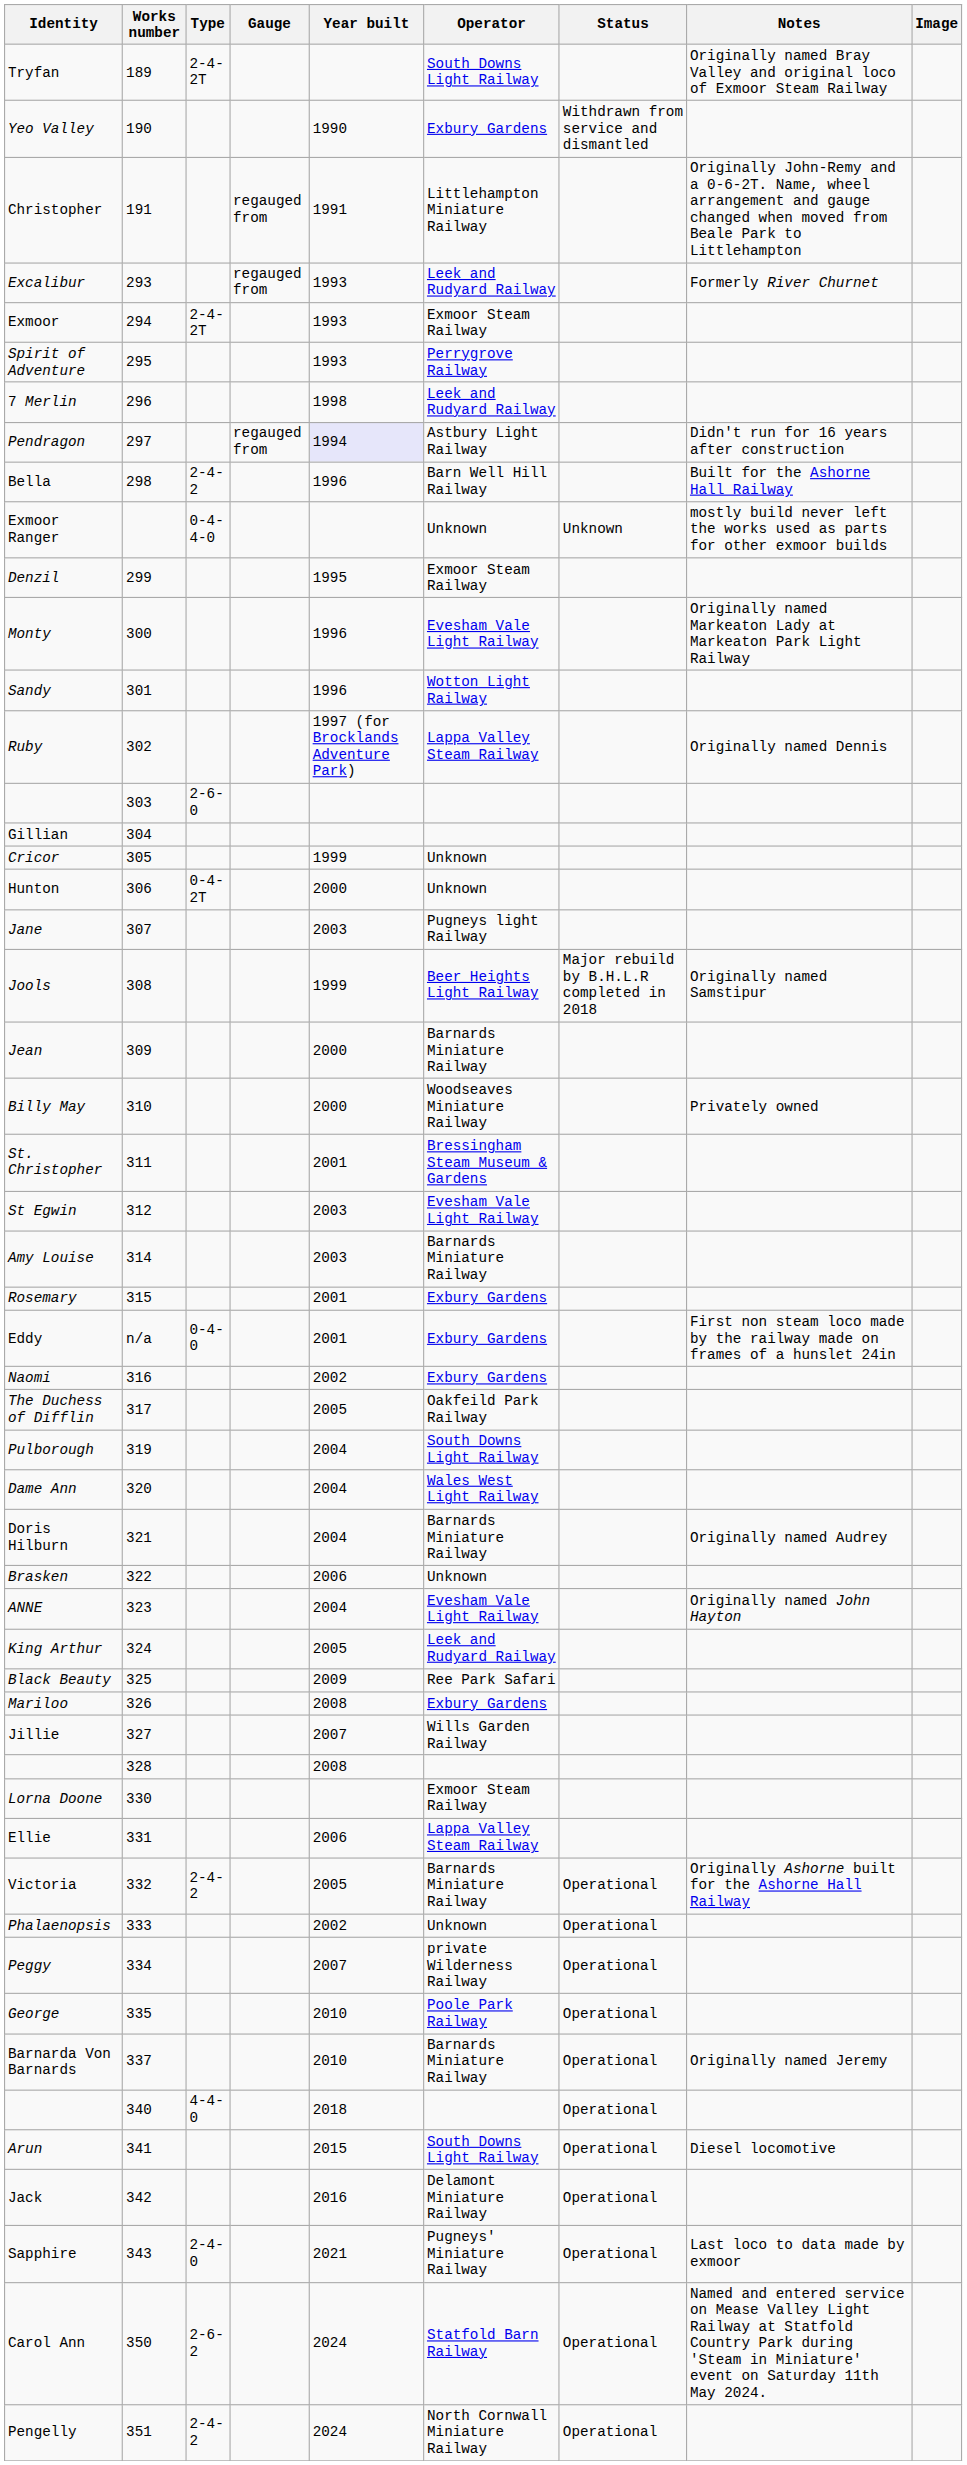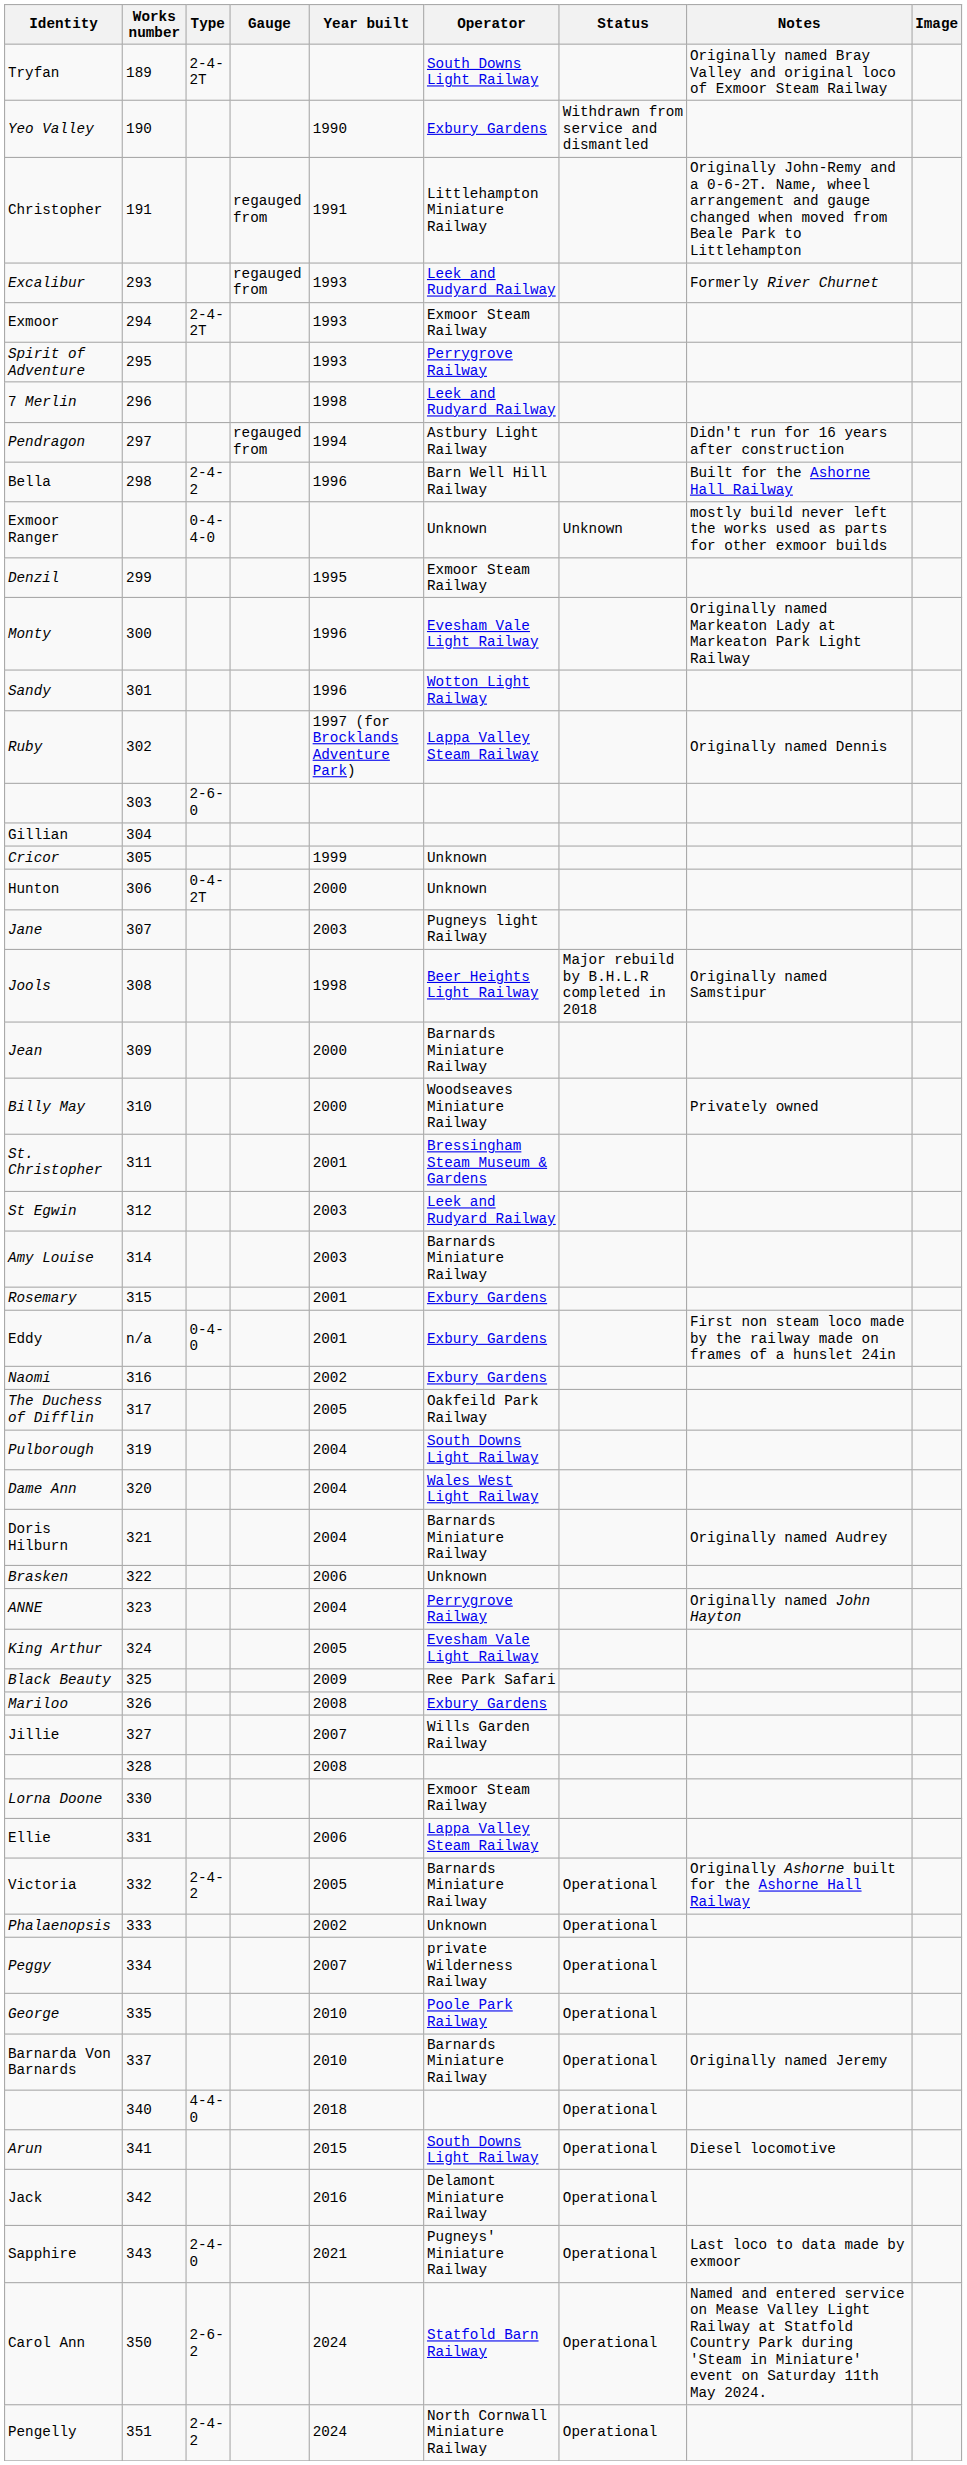(330, 442) lavender background -> (330, 442) no background
(330, 986) 1999 -> (330, 986) 1998
(483, 1211) Evesham Vale Light Railway -> (491, 1211) Leek and Rudyard Railway
(483, 1609) Evesham Vale Light Railway -> (470, 1609) Perrygrove Railway
(491, 1649) Leek and Rudyard Railway -> (483, 1649) Evesham Vale Light Railway
